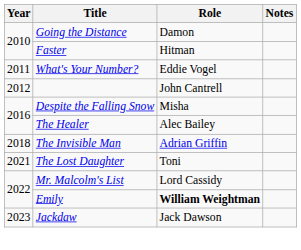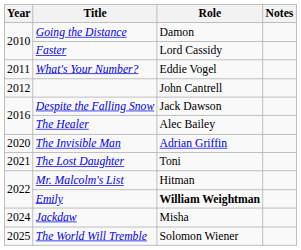(177, 50) Hitman -> (191, 50) Lord Cassidy
(174, 106) Misha -> (191, 106) Jack Dawson
(19, 143) 2018 -> (19, 143) 2020
(191, 180) Lord Cassidy -> (177, 180) Hitman
(19, 217) 2023 -> (19, 217) 2024
(191, 217) Jack Dawson -> (174, 217) Misha
+ row: (91, 236)
